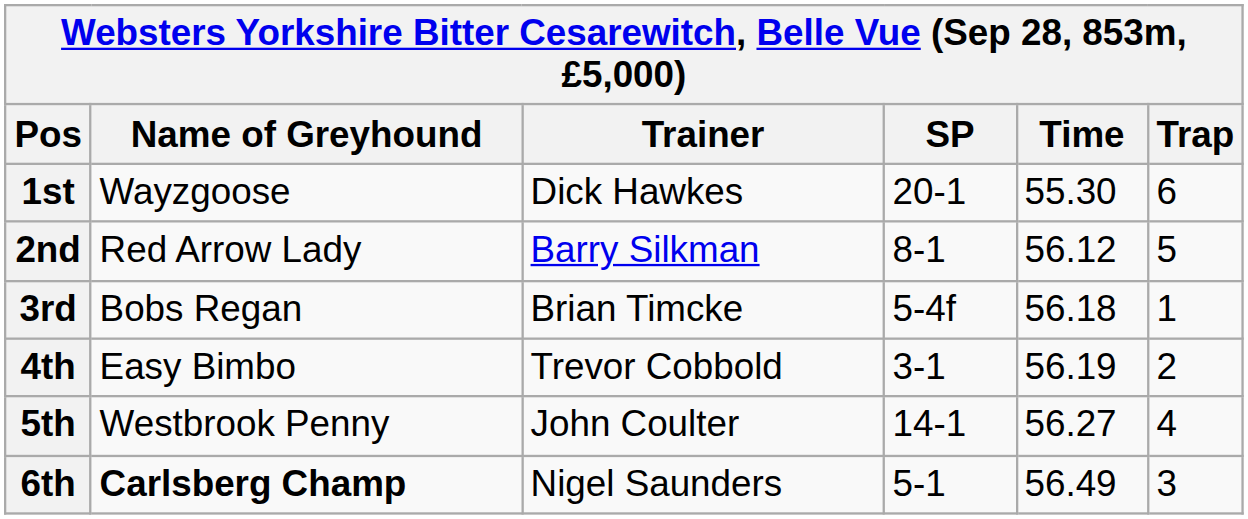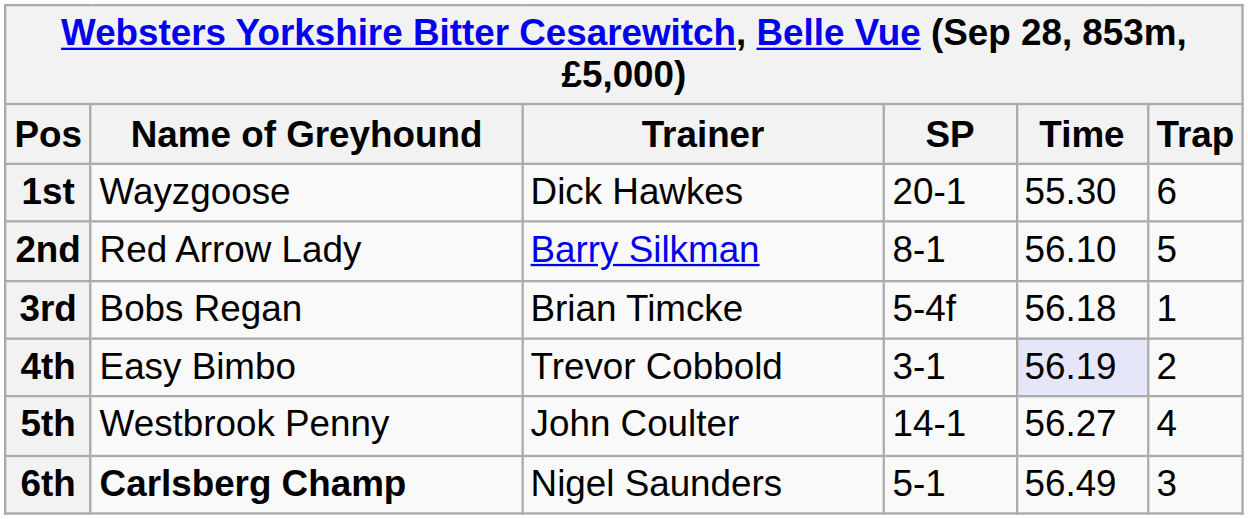(1071, 250) 56.12 -> (1071, 250) 56.10
(1071, 366) no background -> (1071, 366) lavender background
